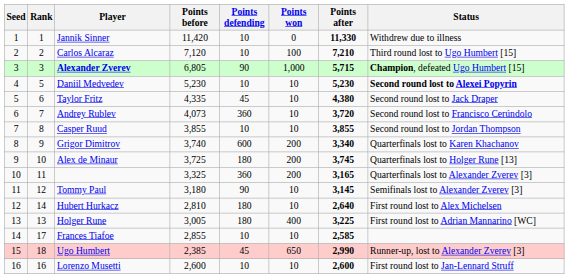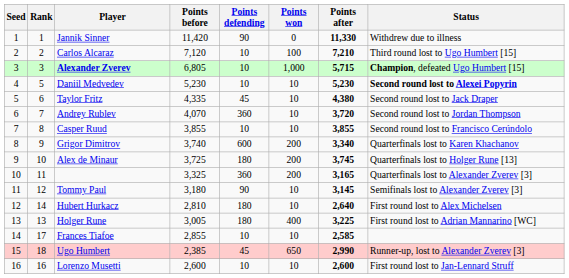(244, 38) 10 -> (244, 38) 90
(244, 68) 90 -> (244, 68) 10
(195, 114) 4,073 -> (195, 114) 4,070
(451, 114) Second round lost to Francisco Cerúndolo -> (445, 114) Second round lost to Jordan Thompson
(445, 129) Second round lost to Jordan Thompson -> (451, 129) Second round lost to Francisco Cerúndolo
